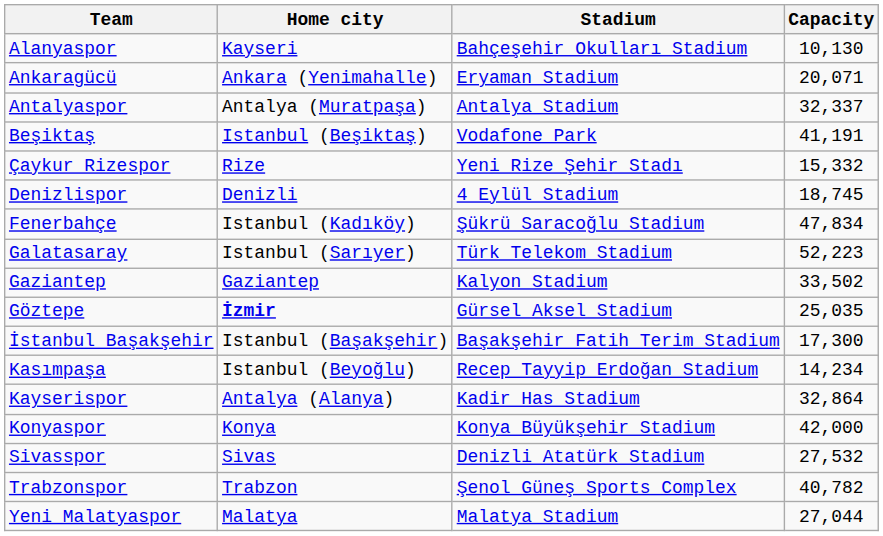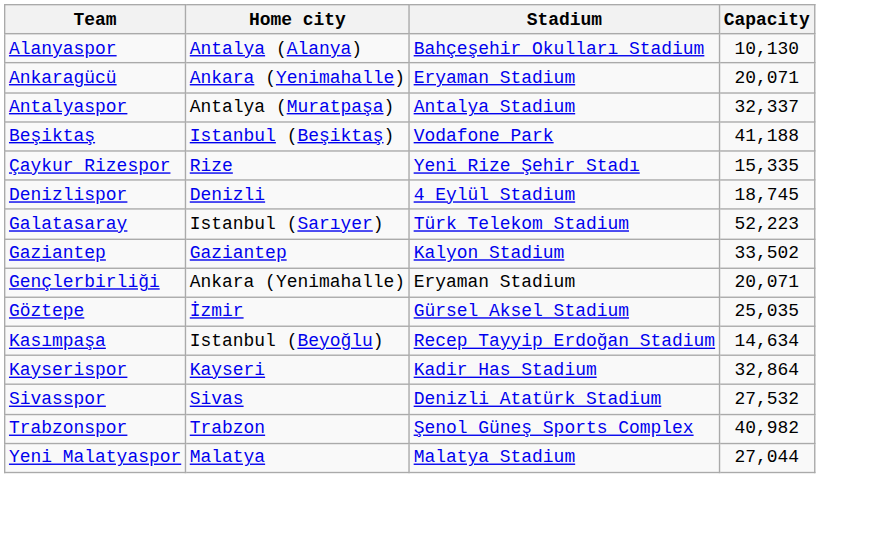(260, 49) Kayseri -> (276, 49) Antalya (Alanya)
(831, 136) 41,191 -> (767, 136) 41,188
(831, 166) 15,332 -> (767, 166) 15,335
- row: (63, 224)
+ row: (84, 282)
(249, 312) bold -> (217, 312) normal
- row: (111, 341)
(831, 370) 14,234 -> (767, 341) 14,634
(308, 399) Antalya (Alanya) -> (227, 370) Kayseri
- row: (57, 429)
(831, 487) 40,782 -> (767, 429) 40,982
